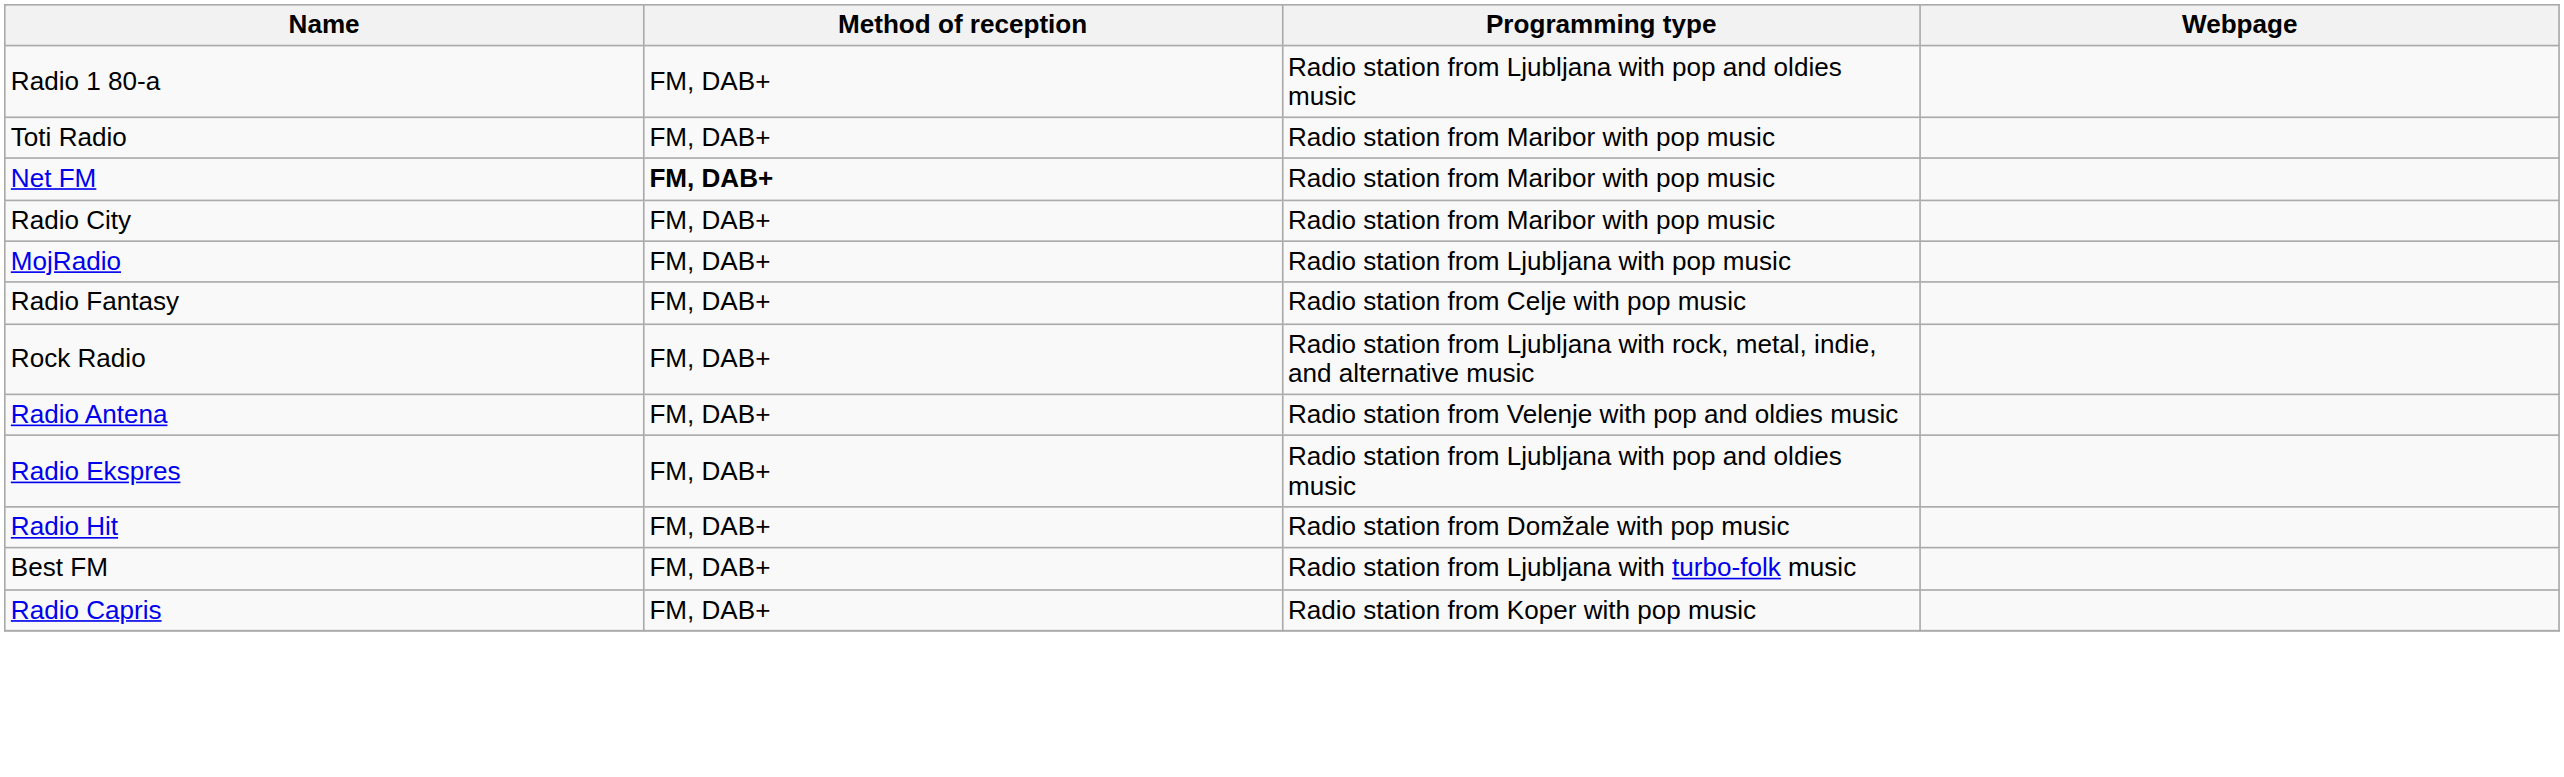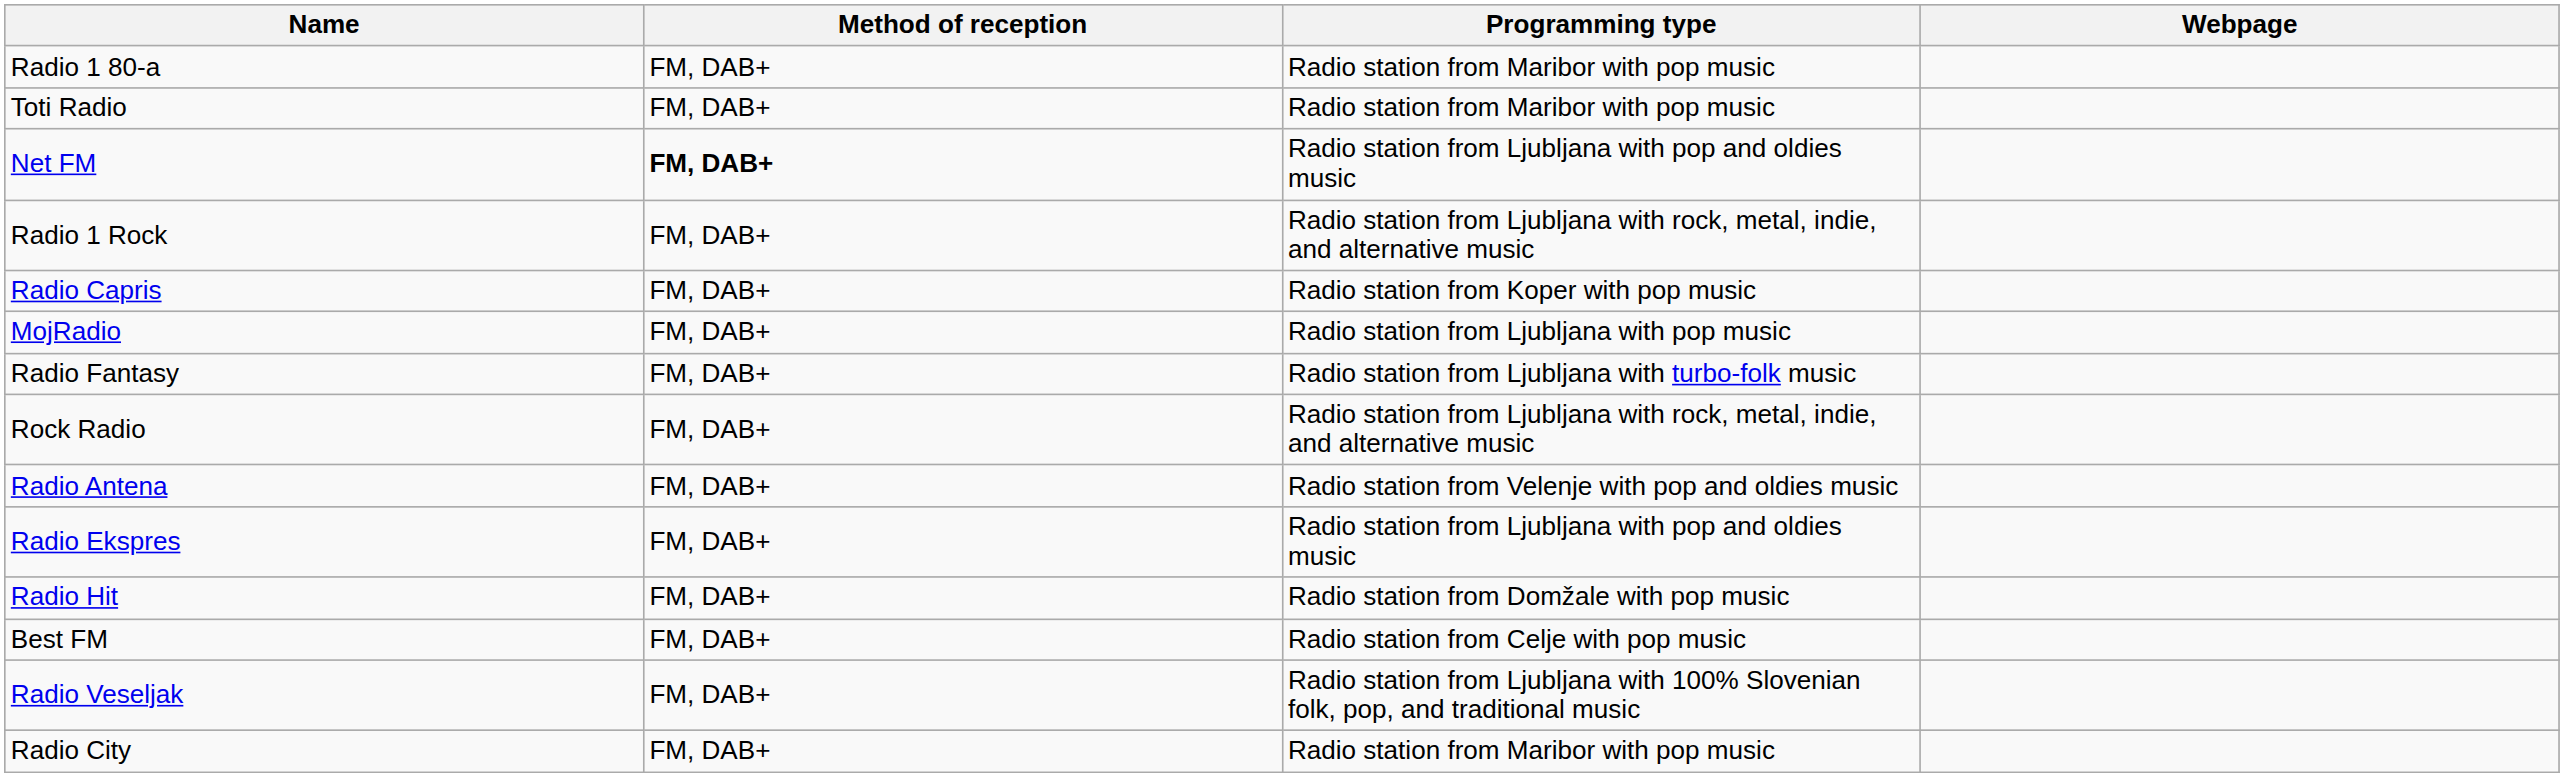(1565, 81) Radio station from Ljubljana with pop and oldies music -> (1531, 66) Radio station from Maribor with pop music
(1531, 178) Radio station from Maribor with pop music -> (1565, 163) Radio station from Ljubljana with pop and oldies music
+ row: (89, 234)
rows swapped: (71, 219) <-> (86, 609)
(1517, 302) Radio station from Celje with pop music -> (1572, 373) Radio station from Ljubljana with turbo-folk music
(1572, 568) Radio station from Ljubljana with turbo-folk music -> (1517, 638) Radio station from Celje with pop music
+ row: (97, 694)
